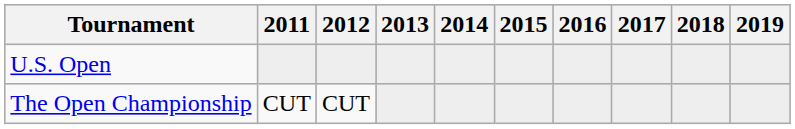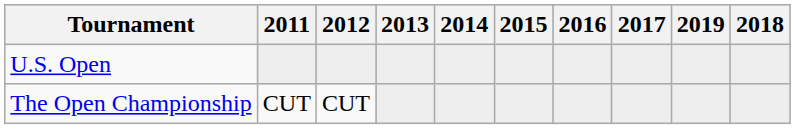columns swapped: (701, 24) <-> (760, 24)
